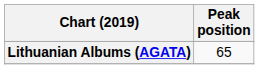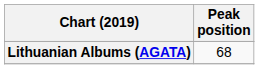(224, 52) 65 -> (224, 52) 68
